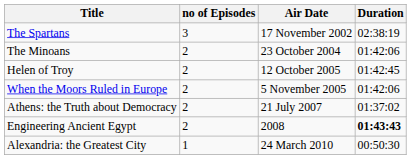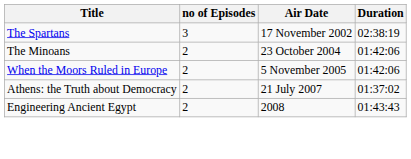- row: (40, 70)
(379, 126) bold -> (379, 107) normal
- row: (77, 145)
